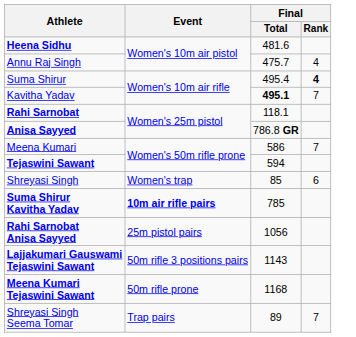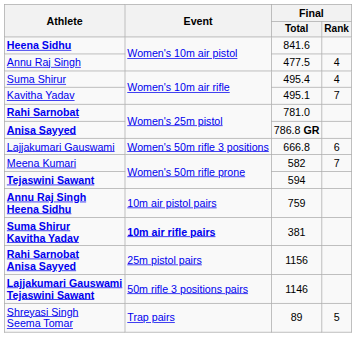(276, 46) 481.6 -> (297, 46) 841.6
(276, 63) 475.7 -> (297, 63) 477.5
(316, 80) bold -> (337, 80) normal
(276, 96) bold -> (297, 96) normal
(276, 113) 118.1 -> (297, 113) 781.0
+ row: (61, 147)
(276, 147) 586 -> (297, 164) 582
- row: (43, 181)
+ row: (47, 203)
(276, 203) 785 -> (297, 232) 381
(276, 232) 1056 -> (297, 261) 1156
(276, 261) 1143 -> (297, 289) 1146
- row: (51, 289)
(316, 318) 7 -> (337, 318) 5
